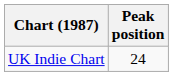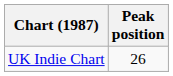(138, 58) 24 -> (138, 58) 26
